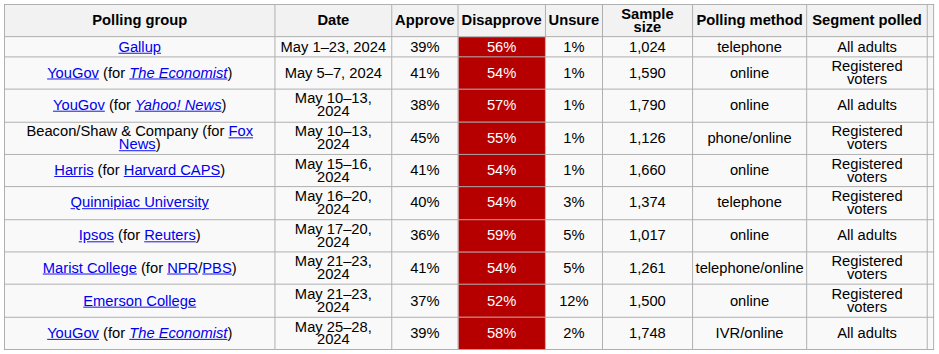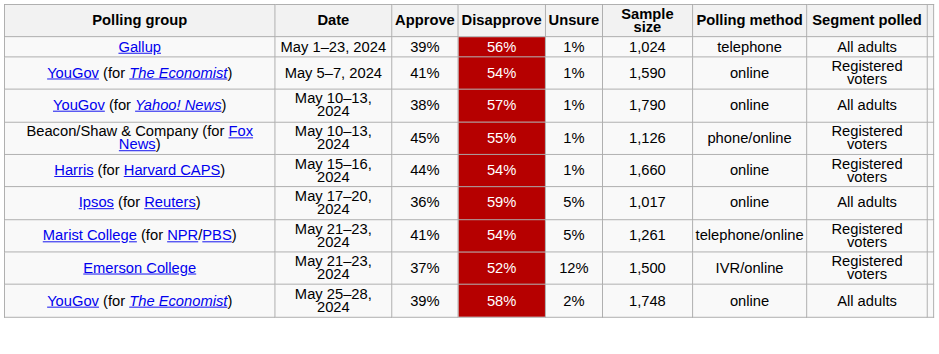(425, 170) 41% -> (425, 170) 44%
- row: (140, 203)
(750, 300) online -> (750, 268) IVR/online
(750, 333) IVR/online -> (750, 300) online
